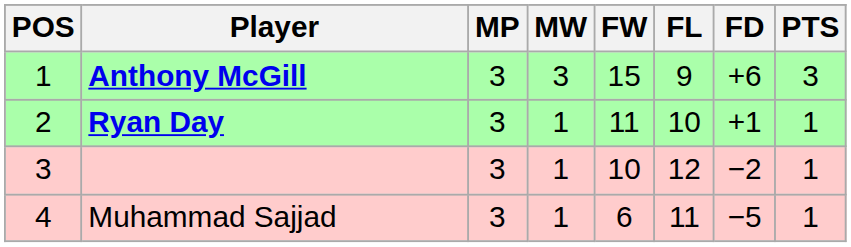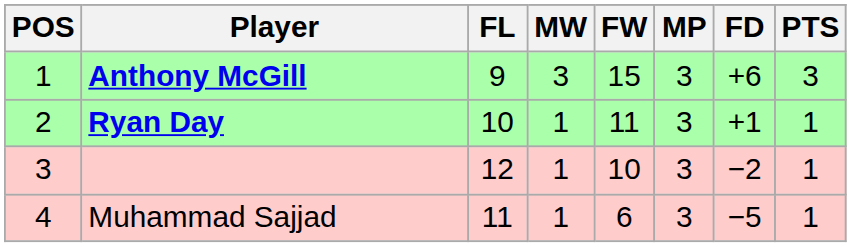columns swapped: (497, 28) <-> (684, 28)
